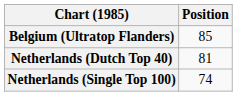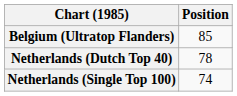(205, 58) 81 -> (205, 58) 78
